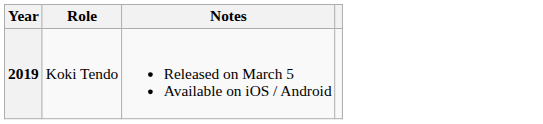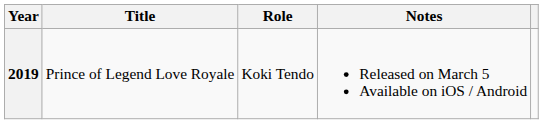+ column: (140, 16)
